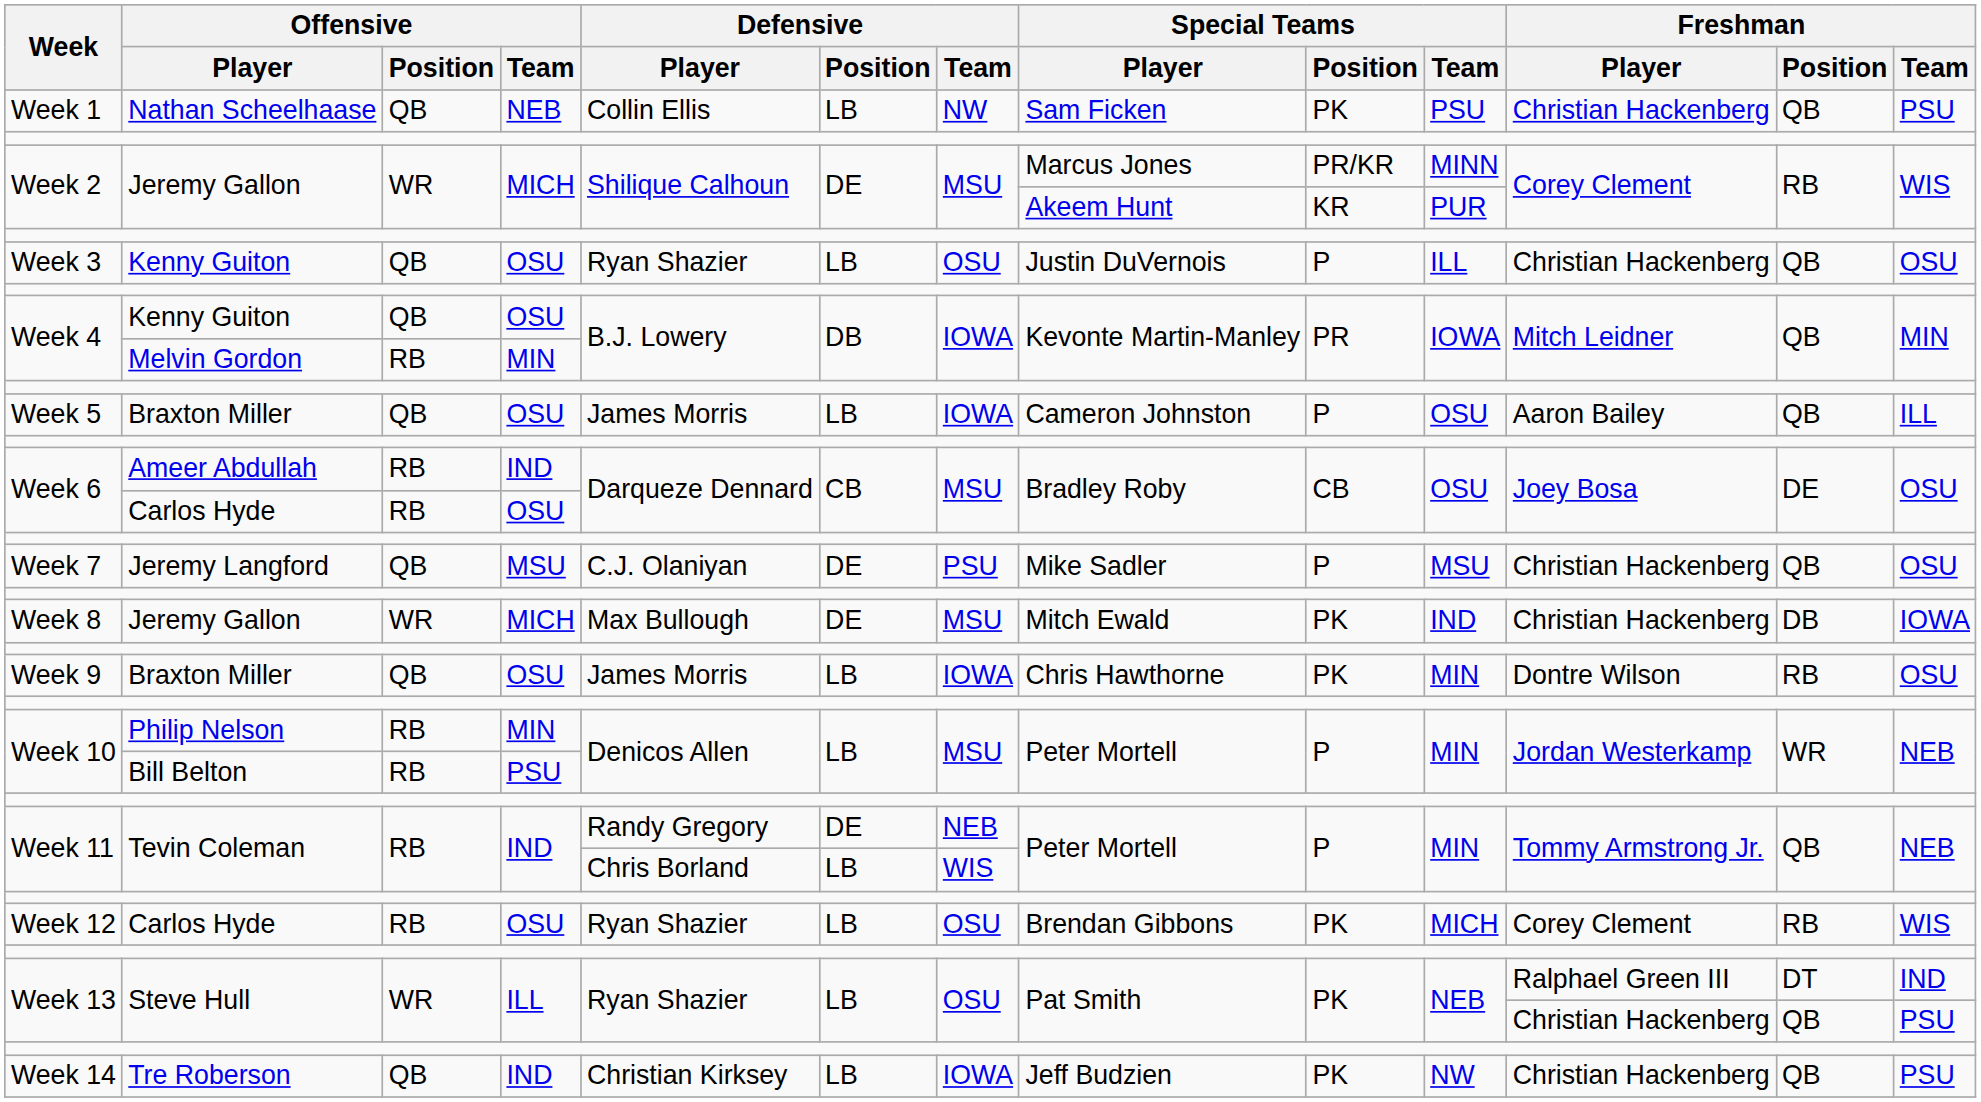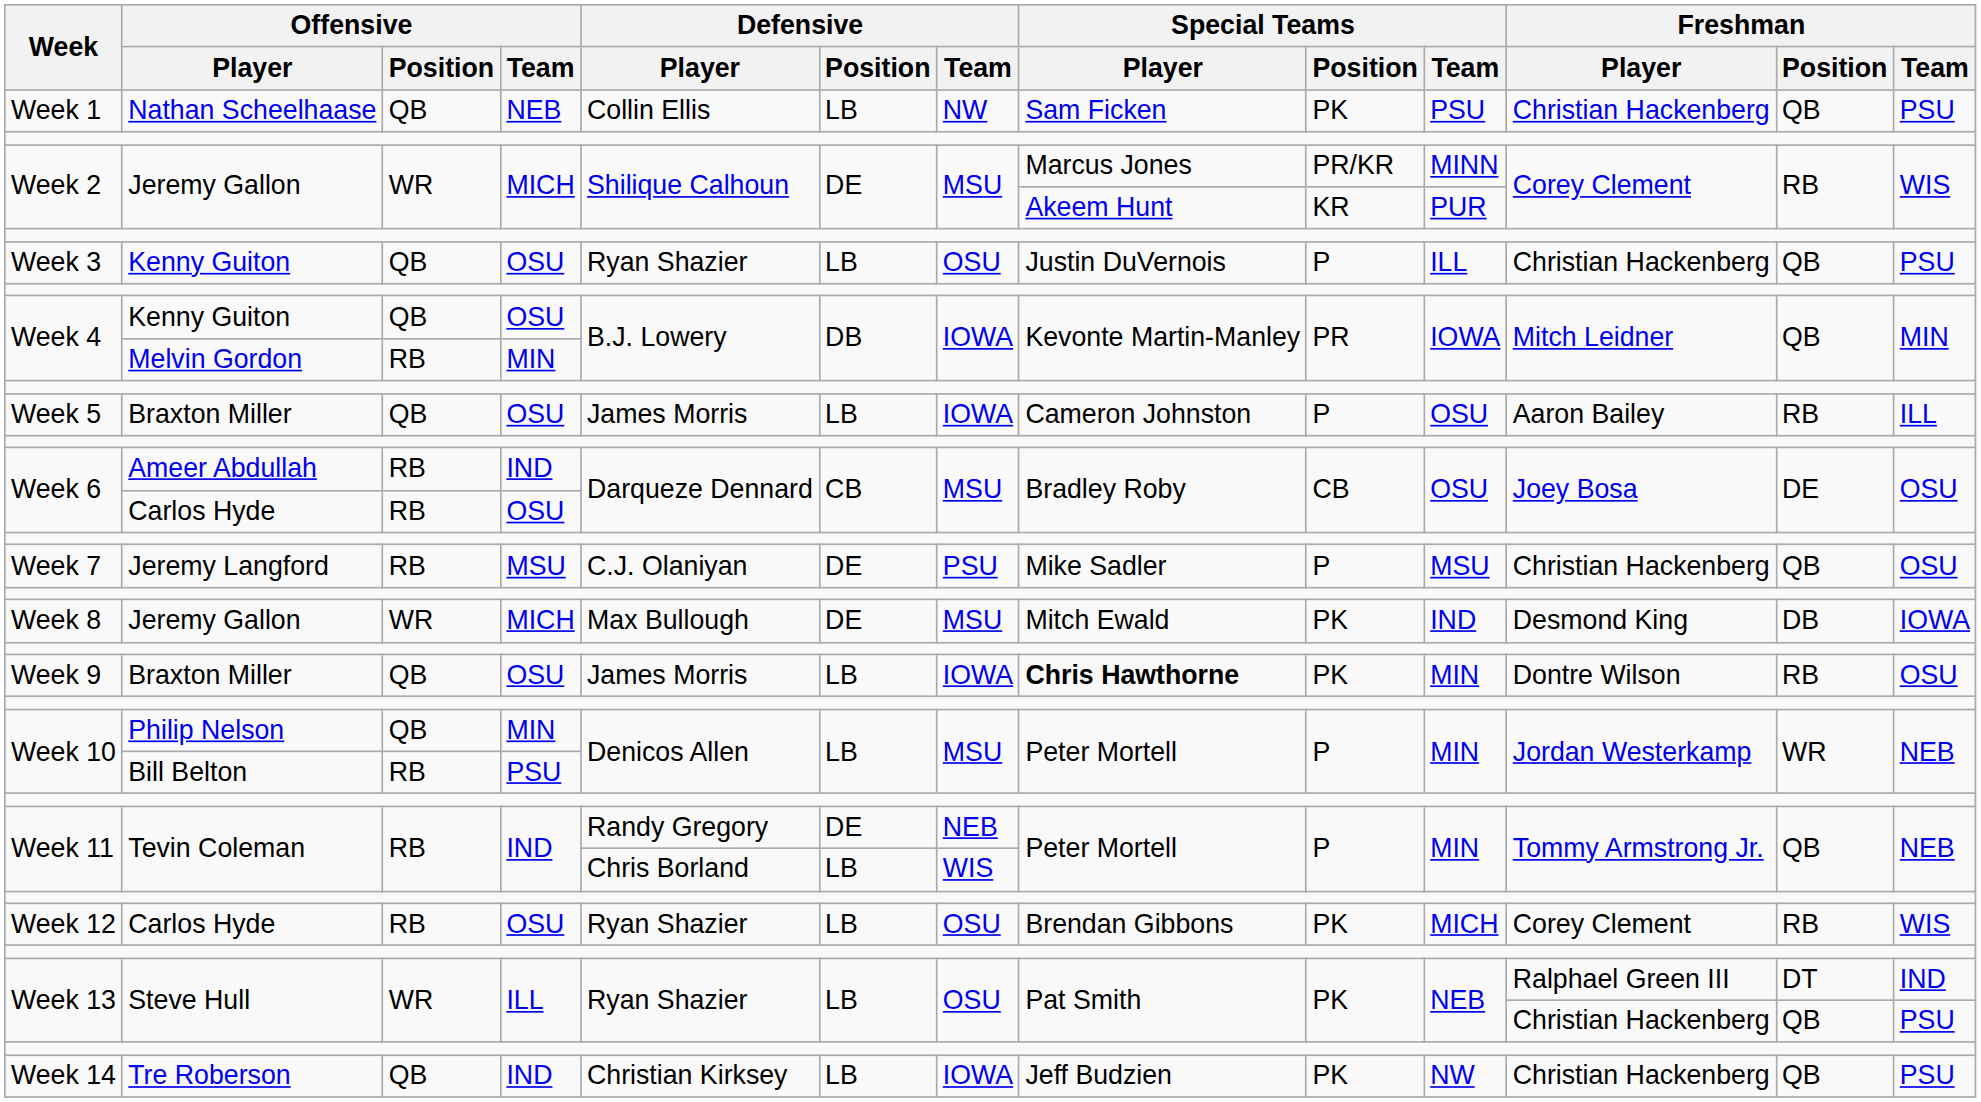(1929, 262) OSU -> (1927, 262) PSU
(1801, 413) QB -> (1801, 413) RB
(408, 565) QB -> (407, 565) RB
(1641, 620) Christian Hackenberg -> (1600, 620) Desmond King
(1125, 675) normal -> (1132, 675) bold
(407, 729) RB -> (408, 729) QB
